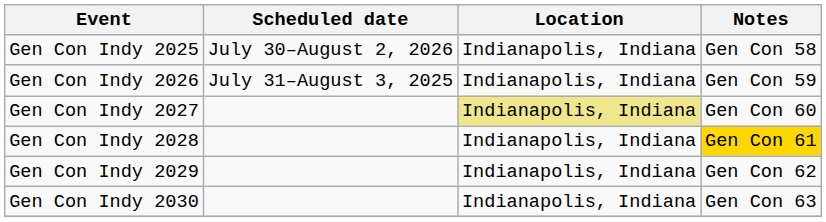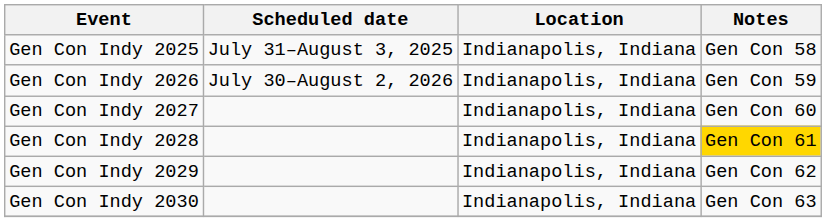(330, 50) July 30–August 2, 2026 -> (330, 50) July 31–August 3, 2025
(330, 80) July 31–August 3, 2025 -> (330, 80) July 30–August 2, 2026
(579, 111) khaki background -> (579, 111) no background
